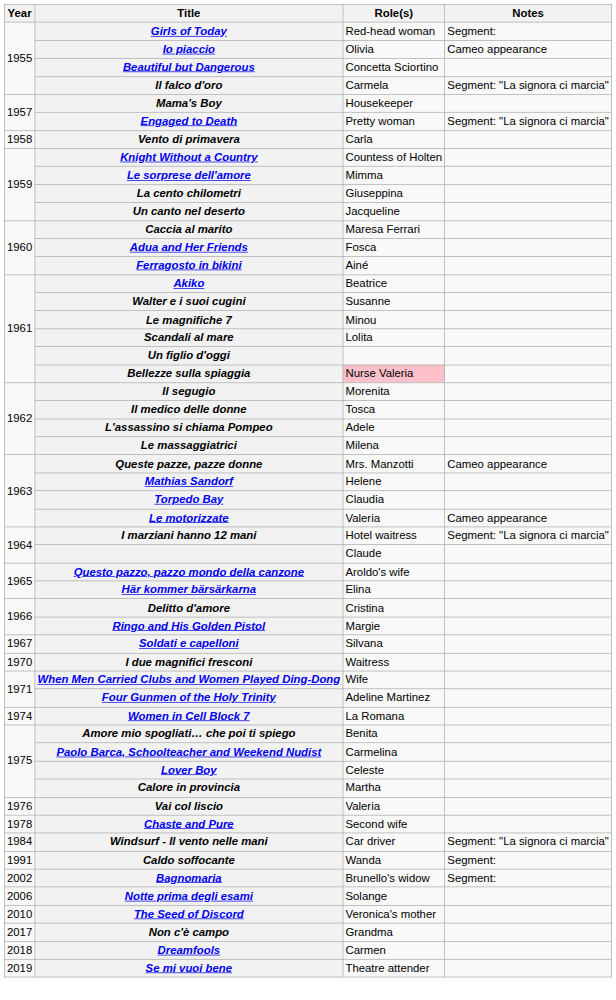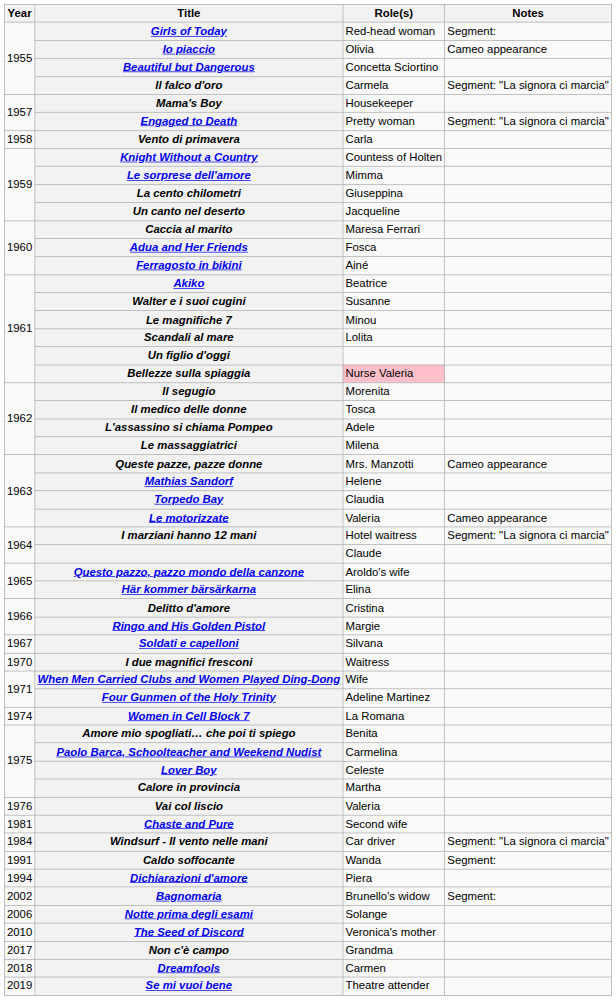(20, 824) 1978 -> (20, 824) 1981
+ row: (189, 878)
